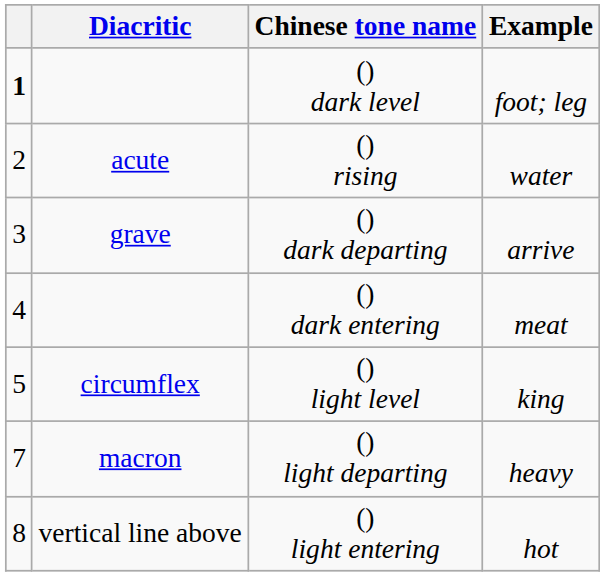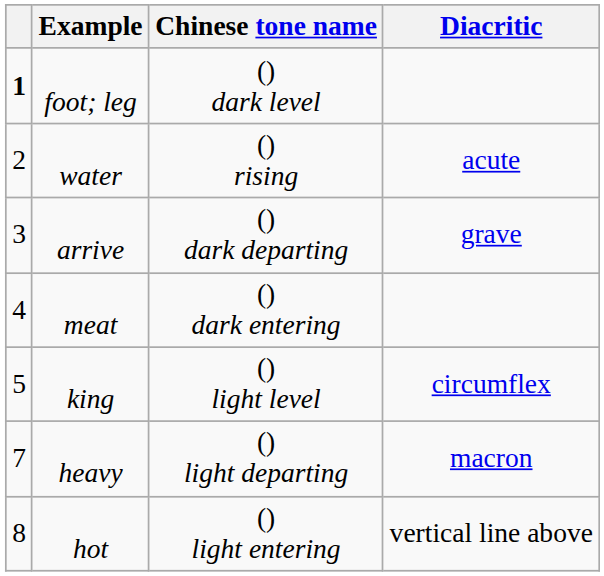columns swapped: (140, 26) <-> (541, 26)
